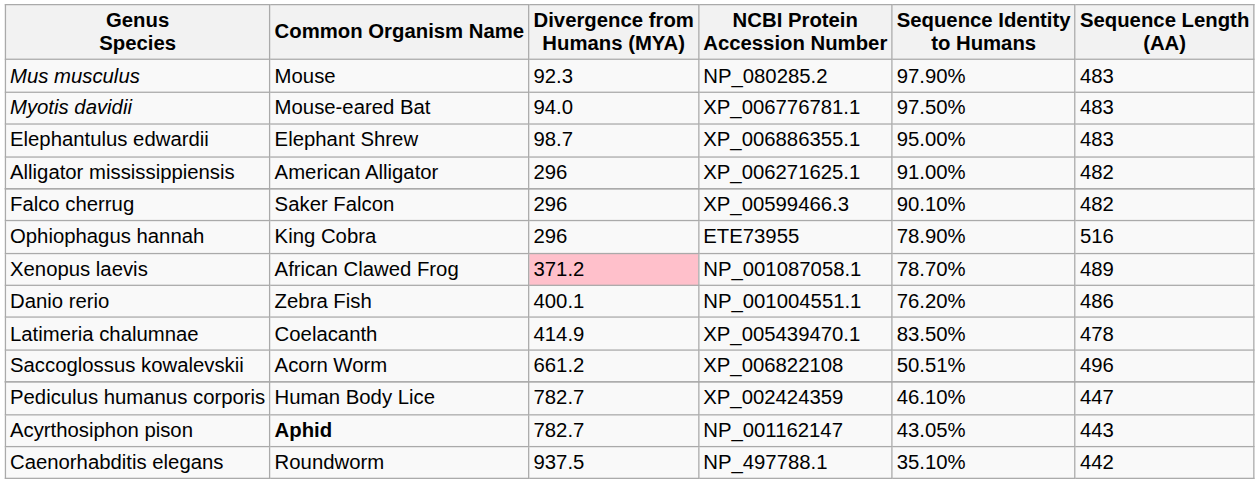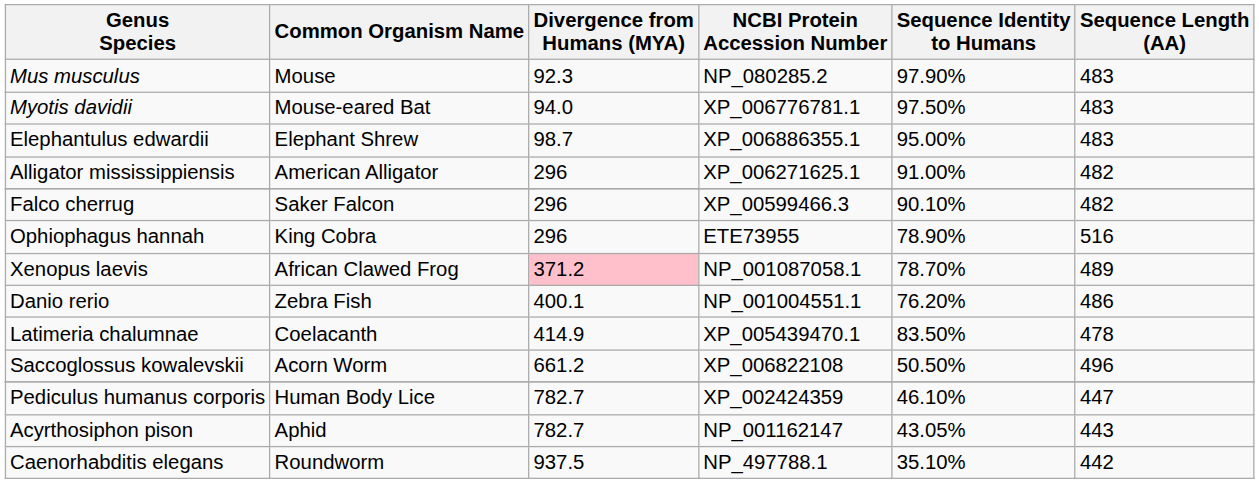(931, 365) 50.51% -> (931, 365) 50.50%
(303, 430) bold -> (301, 430) normal
